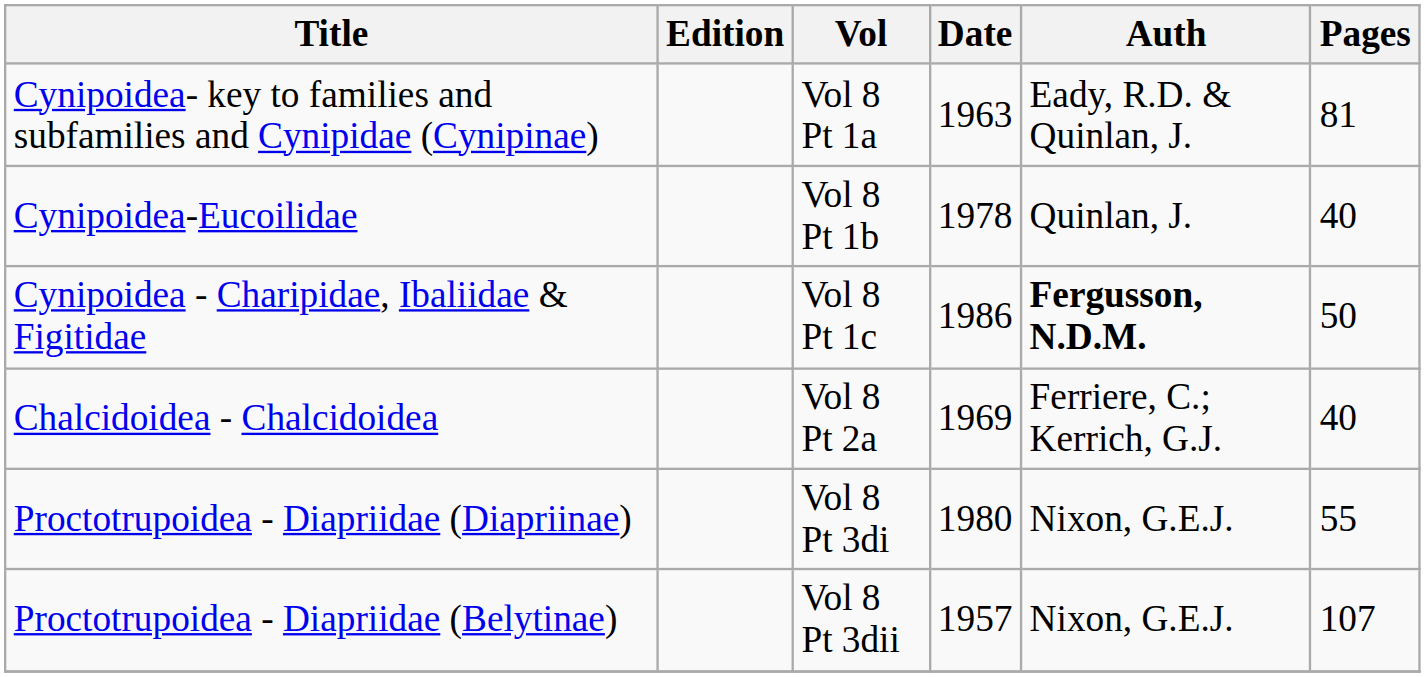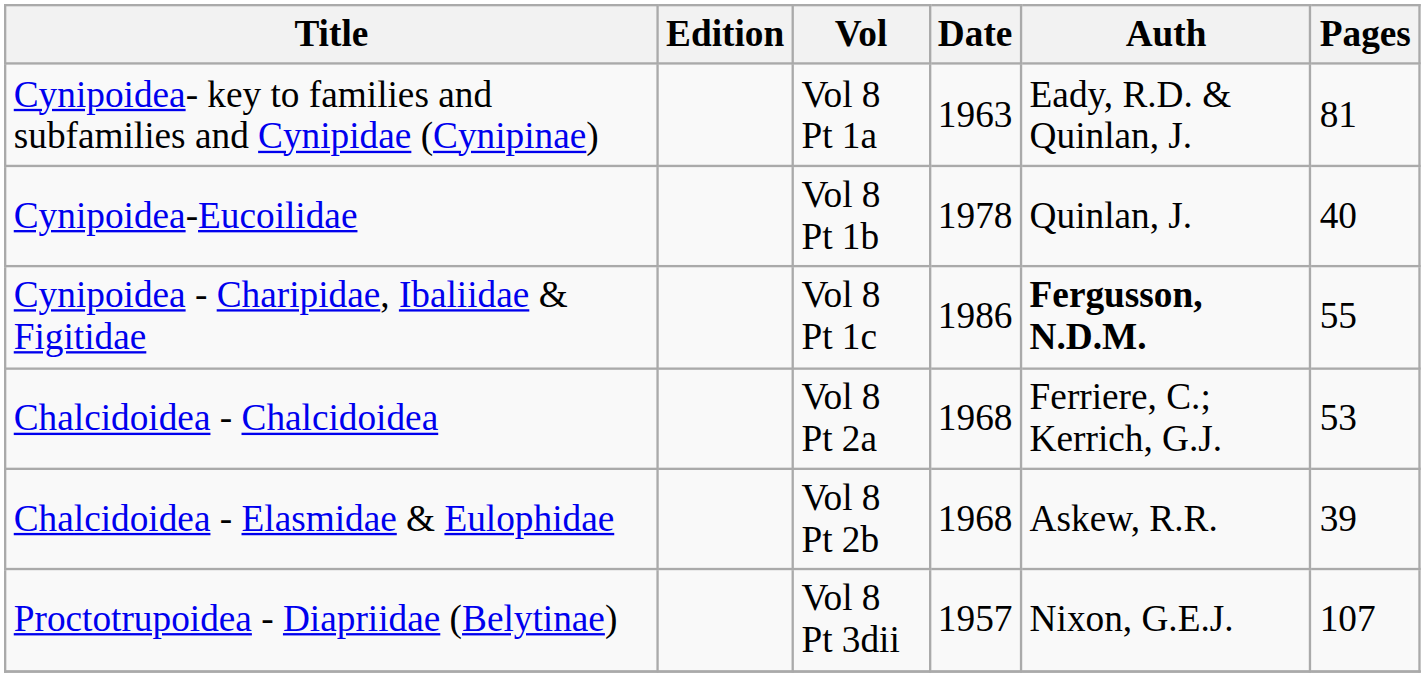(1338, 316) 50 -> (1338, 316) 55
(975, 417) 1969 -> (975, 417) 1968
(1338, 417) 40 -> (1338, 417) 53
+ row: (314, 518)
- row: (323, 518)
